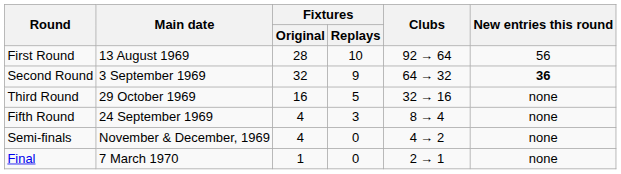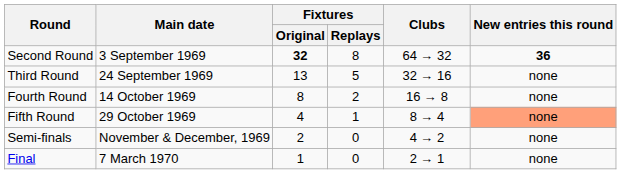- row: (41, 55)
(300, 76) normal -> (300, 55) bold
(356, 76) 9 -> (356, 55) 8
(147, 96) 29 October 1969 -> (156, 76) 24 September 1969
(300, 96) 16 -> (300, 76) 13
+ row: (47, 96)
(156, 117) 24 September 1969 -> (147, 117) 29 October 1969
(356, 117) 3 -> (356, 117) 1
(543, 117) no background -> (543, 117) lightsalmon background
(300, 138) 4 -> (300, 138) 2
